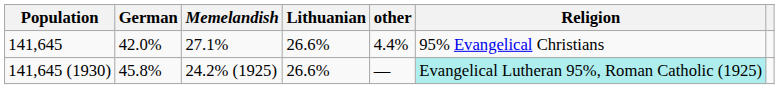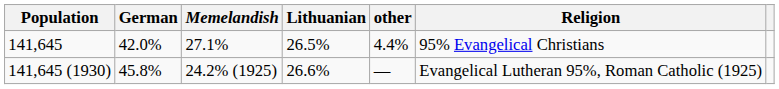(308, 44) 26.6% -> (308, 44) 26.5%
(591, 70) paleturquoise background -> (591, 70) no background
